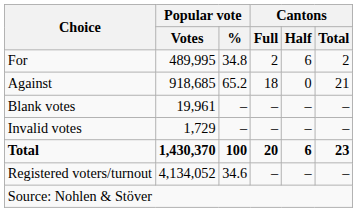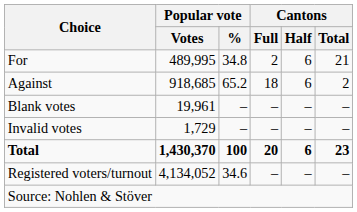(346, 60) 2 -> (342, 60) 21
(308, 83) 0 -> (308, 83) 6
(342, 83) 21 -> (346, 83) 2
